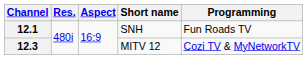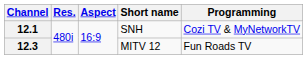(217, 29) Fun Roads TV -> (242, 29) Cozi TV & MyNetworkTV
(242, 46) Cozi TV & MyNetworkTV -> (217, 46) Fun Roads TV
